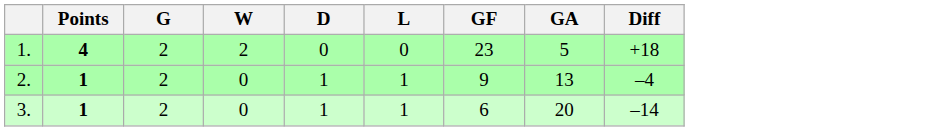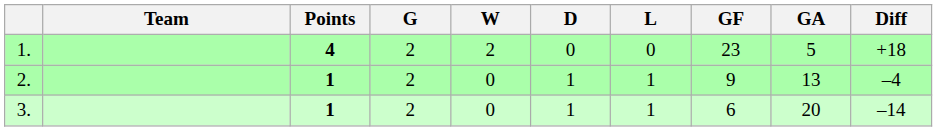+ column: (167, 19)
